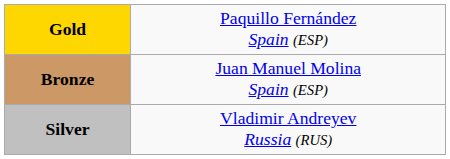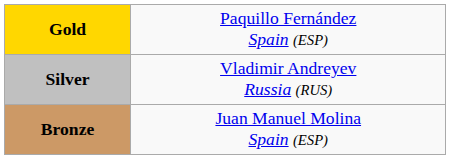rows swapped: (68, 129) <-> (68, 79)
